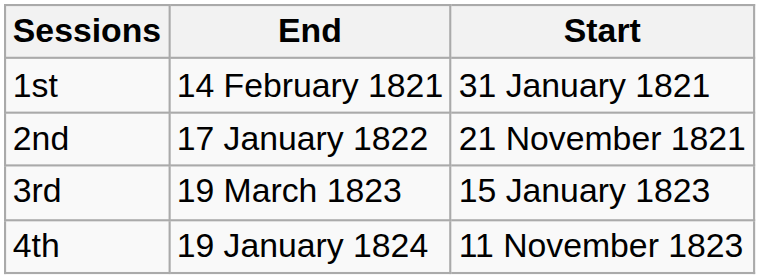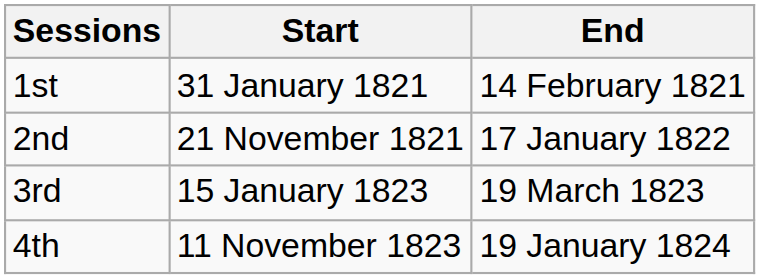columns swapped: (602, 31) <-> (310, 31)
